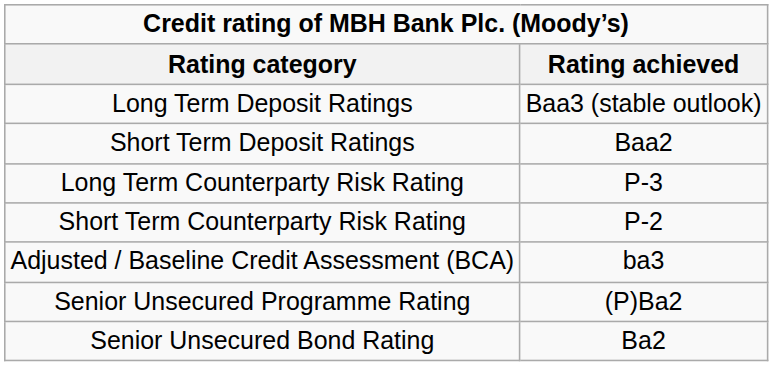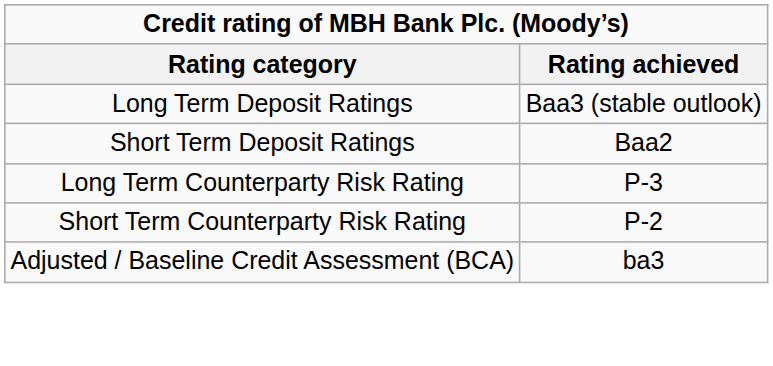- row: (262, 301)
- row: (262, 340)
